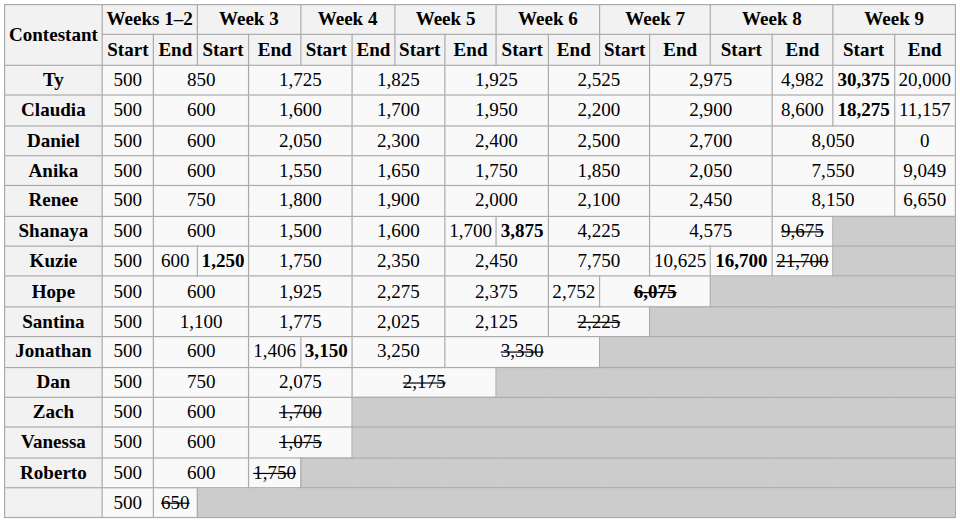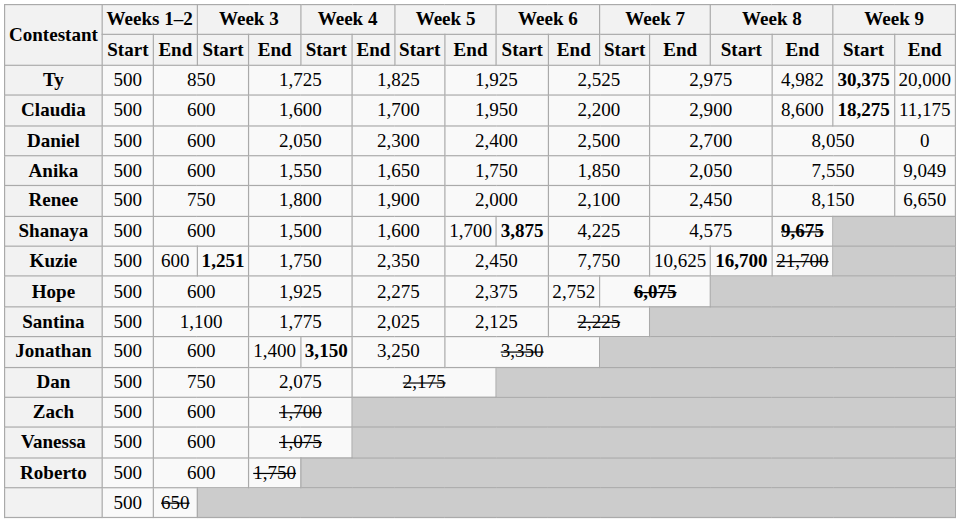(925, 110) 11,157 -> (925, 110) 11,175
(802, 230) normal -> (802, 230) bold
(223, 261) 1,250 -> (223, 261) 1,251
(275, 351) 1,406 -> (275, 351) 1,400
